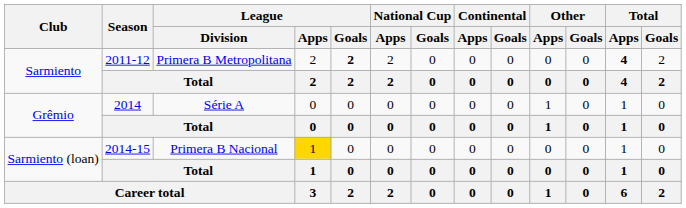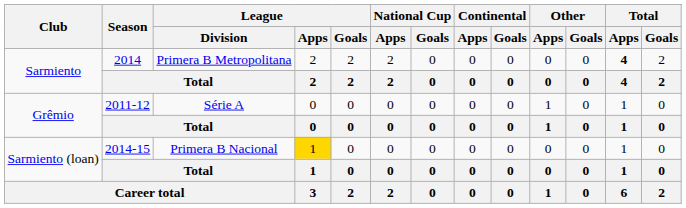(128, 60) 2011-12 -> (128, 60) 2014
(351, 60) bold -> (351, 60) normal
(128, 104) 2014 -> (128, 104) 2011-12
